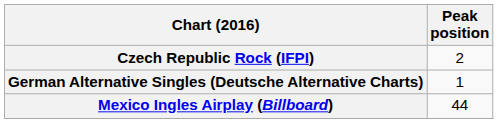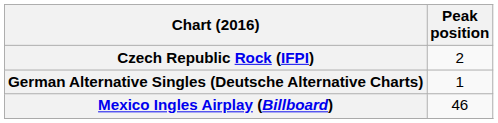(460, 105) 44 -> (460, 105) 46
